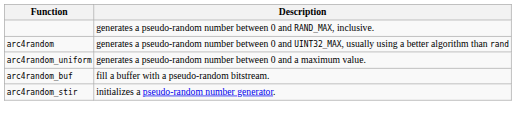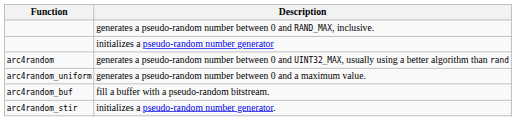+ row: (185, 43)
